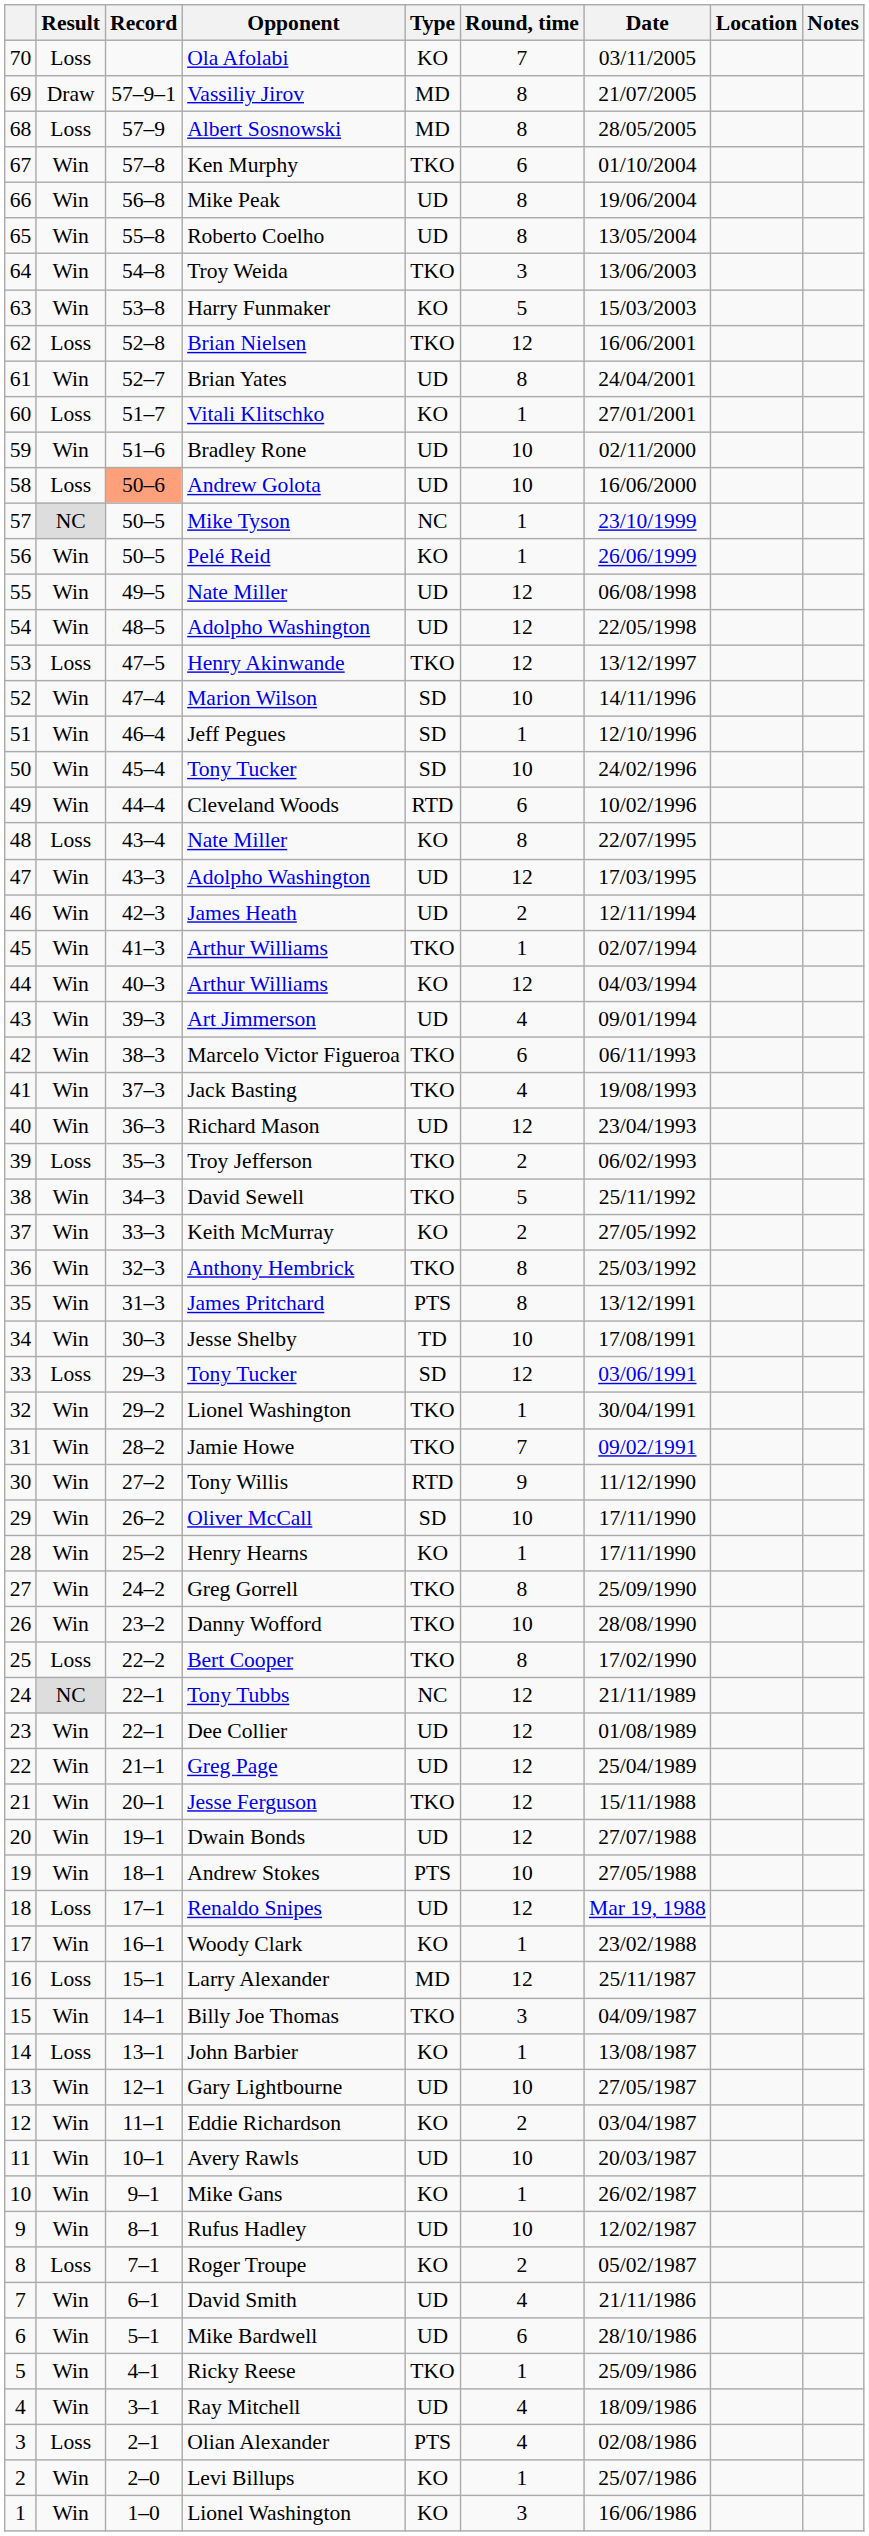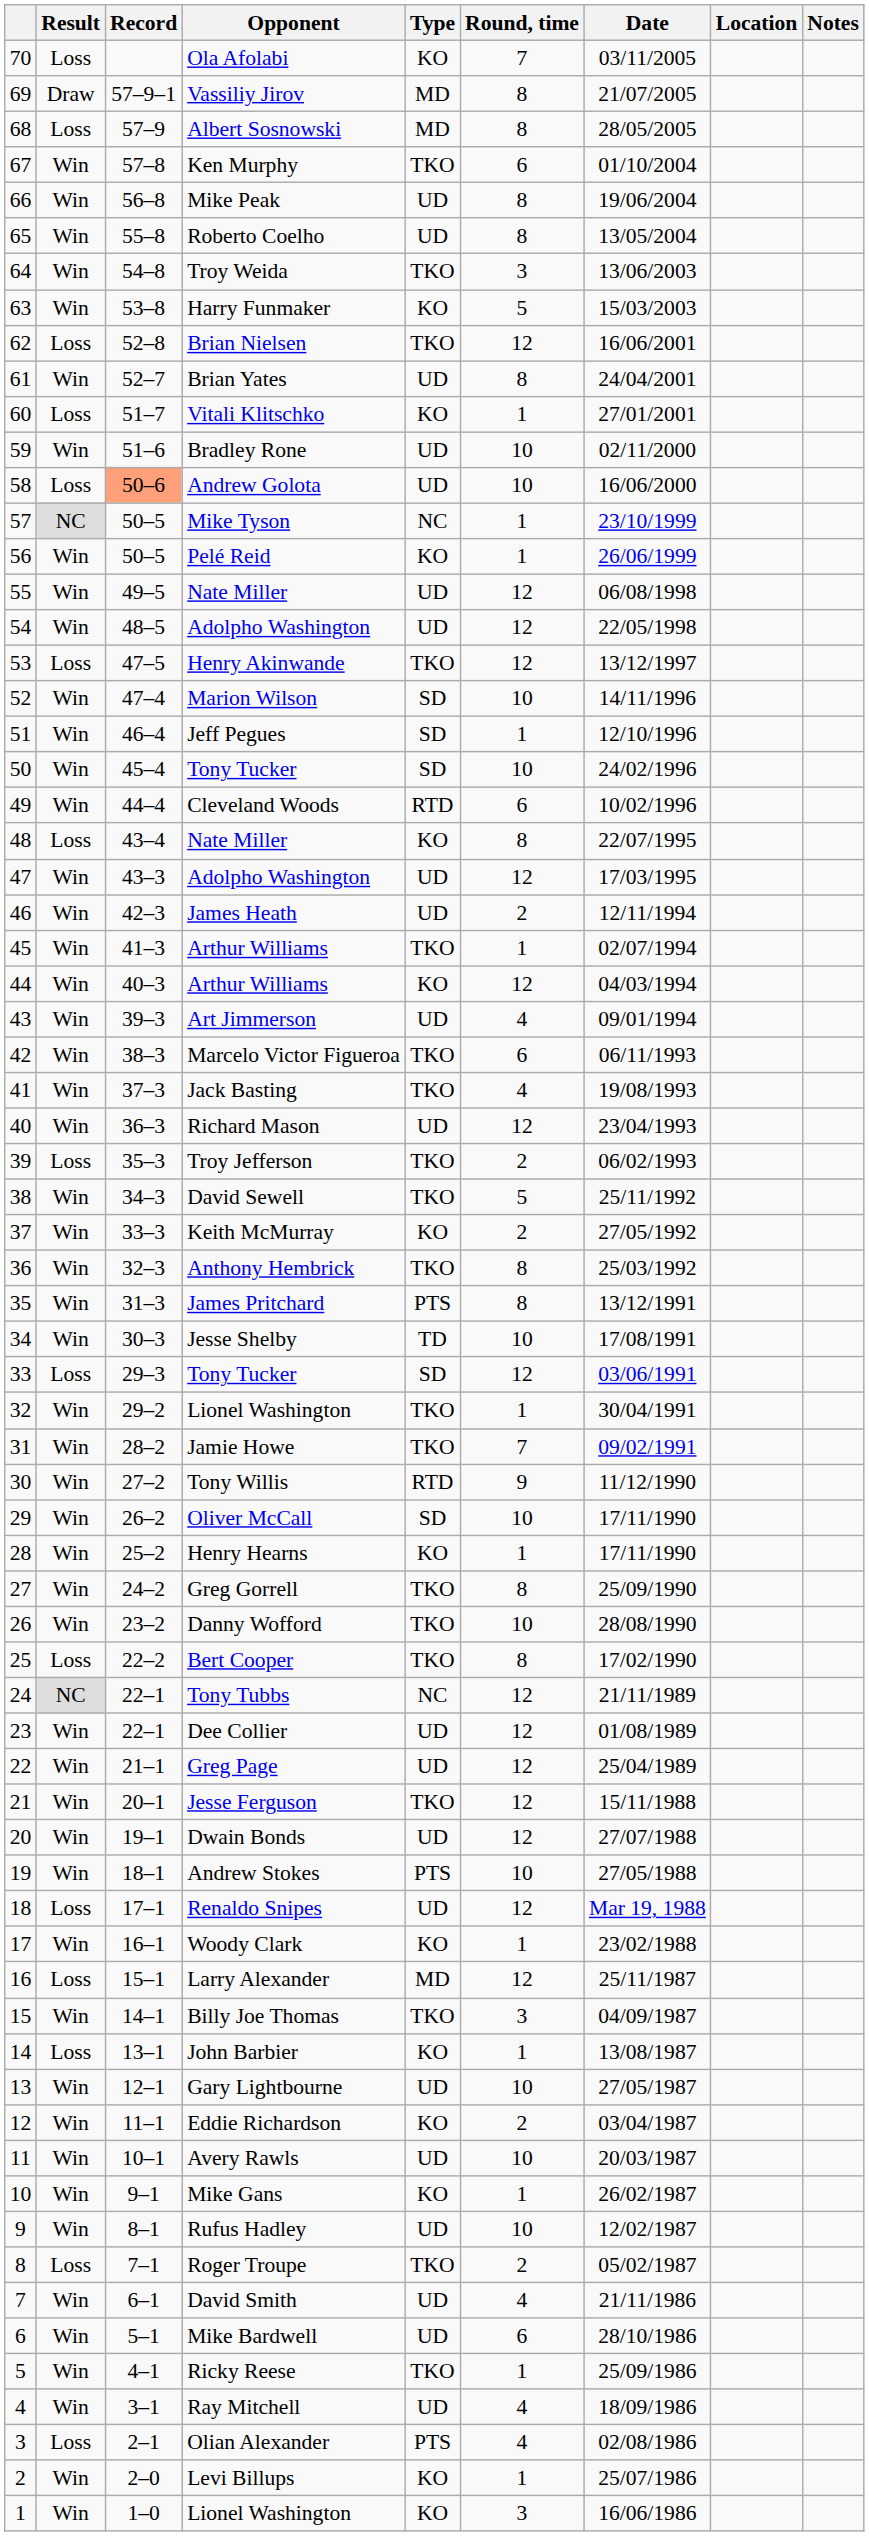(432, 2264) KO -> (432, 2264) TKO
